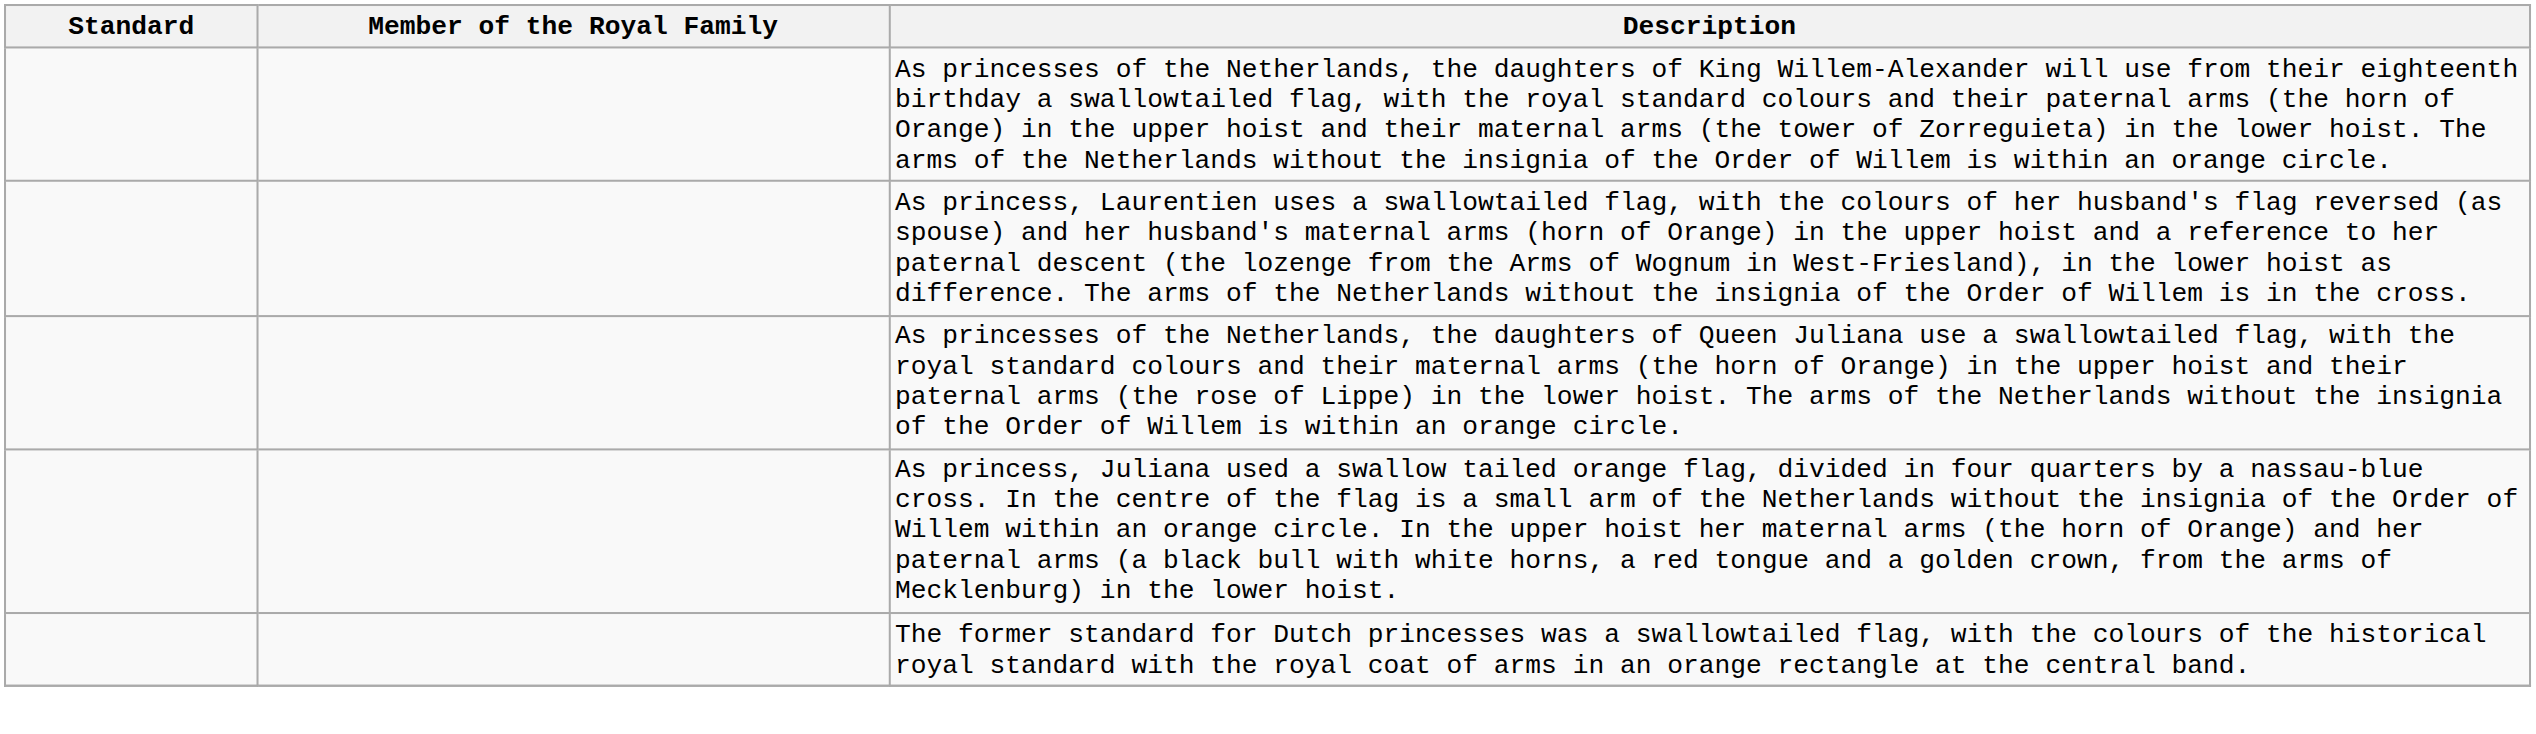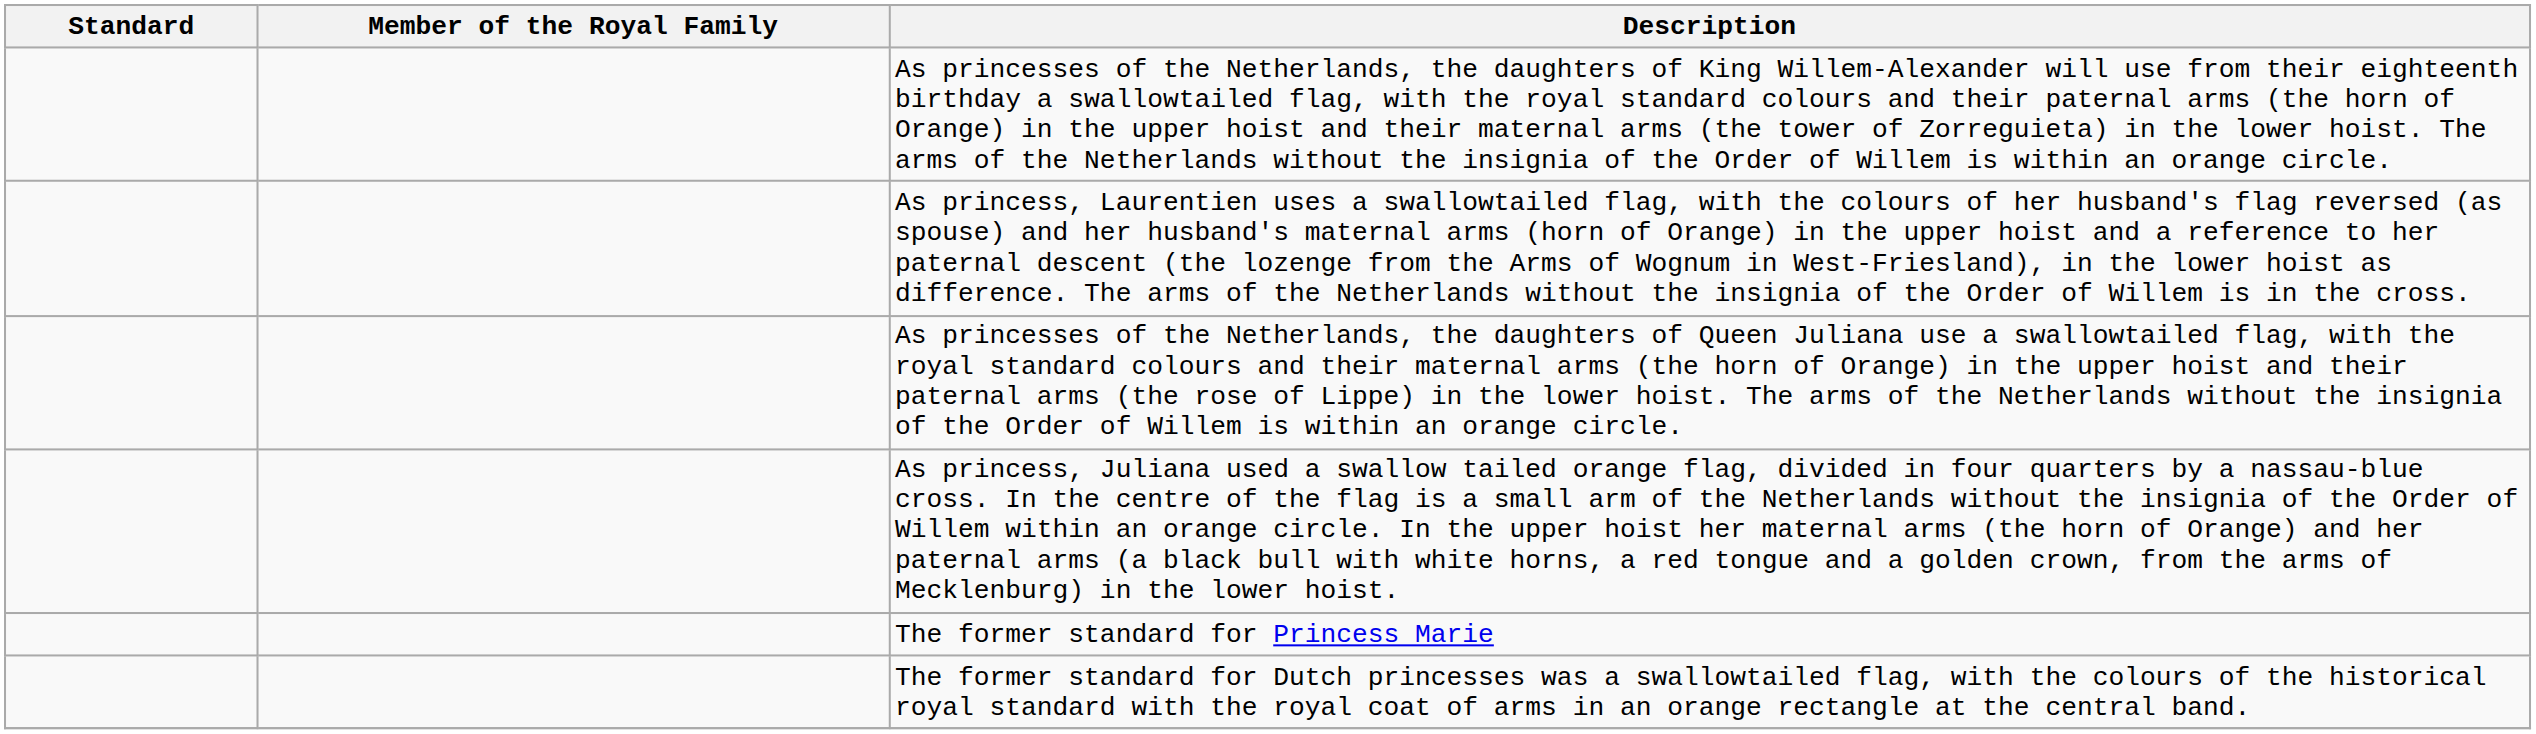+ row: (1194, 634)
